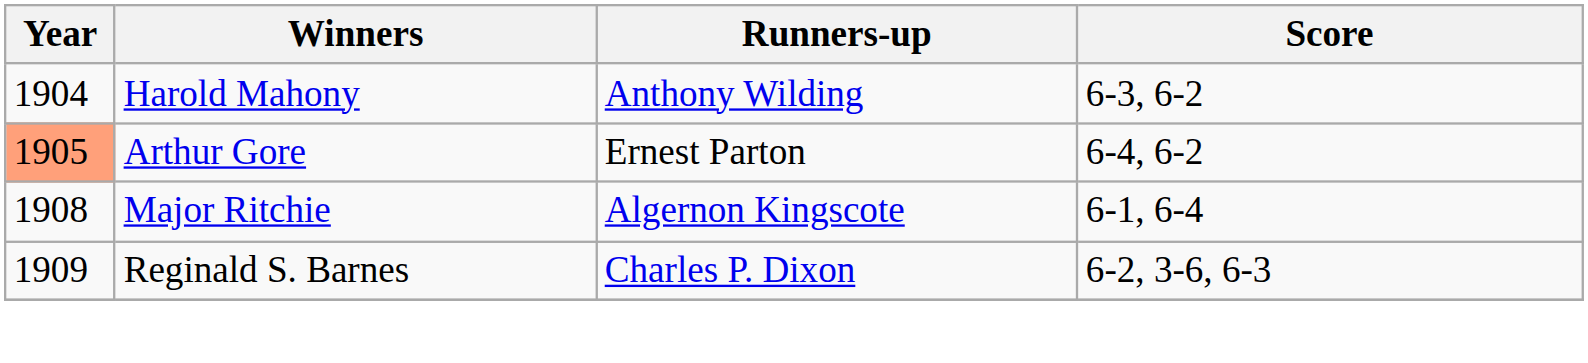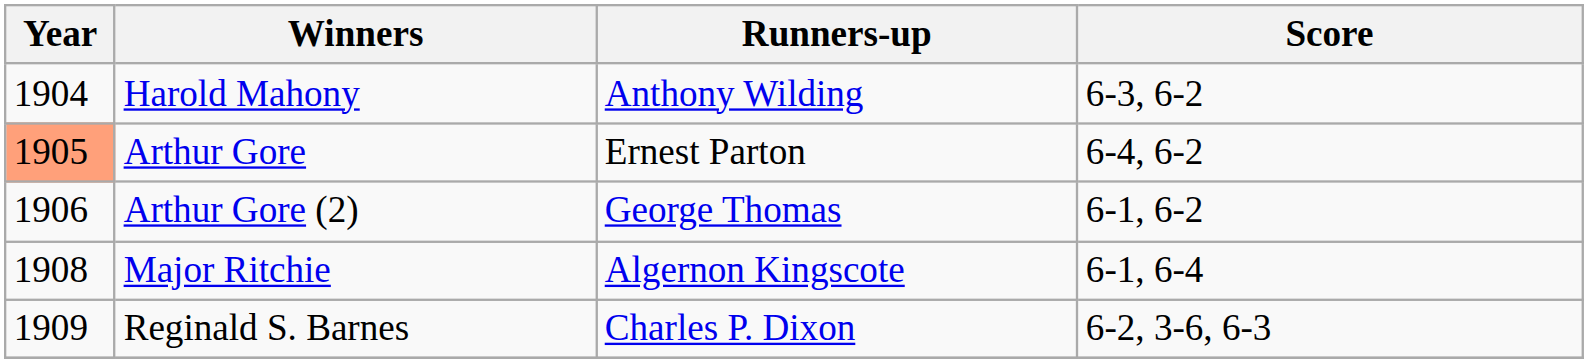+ row: (241, 210)
